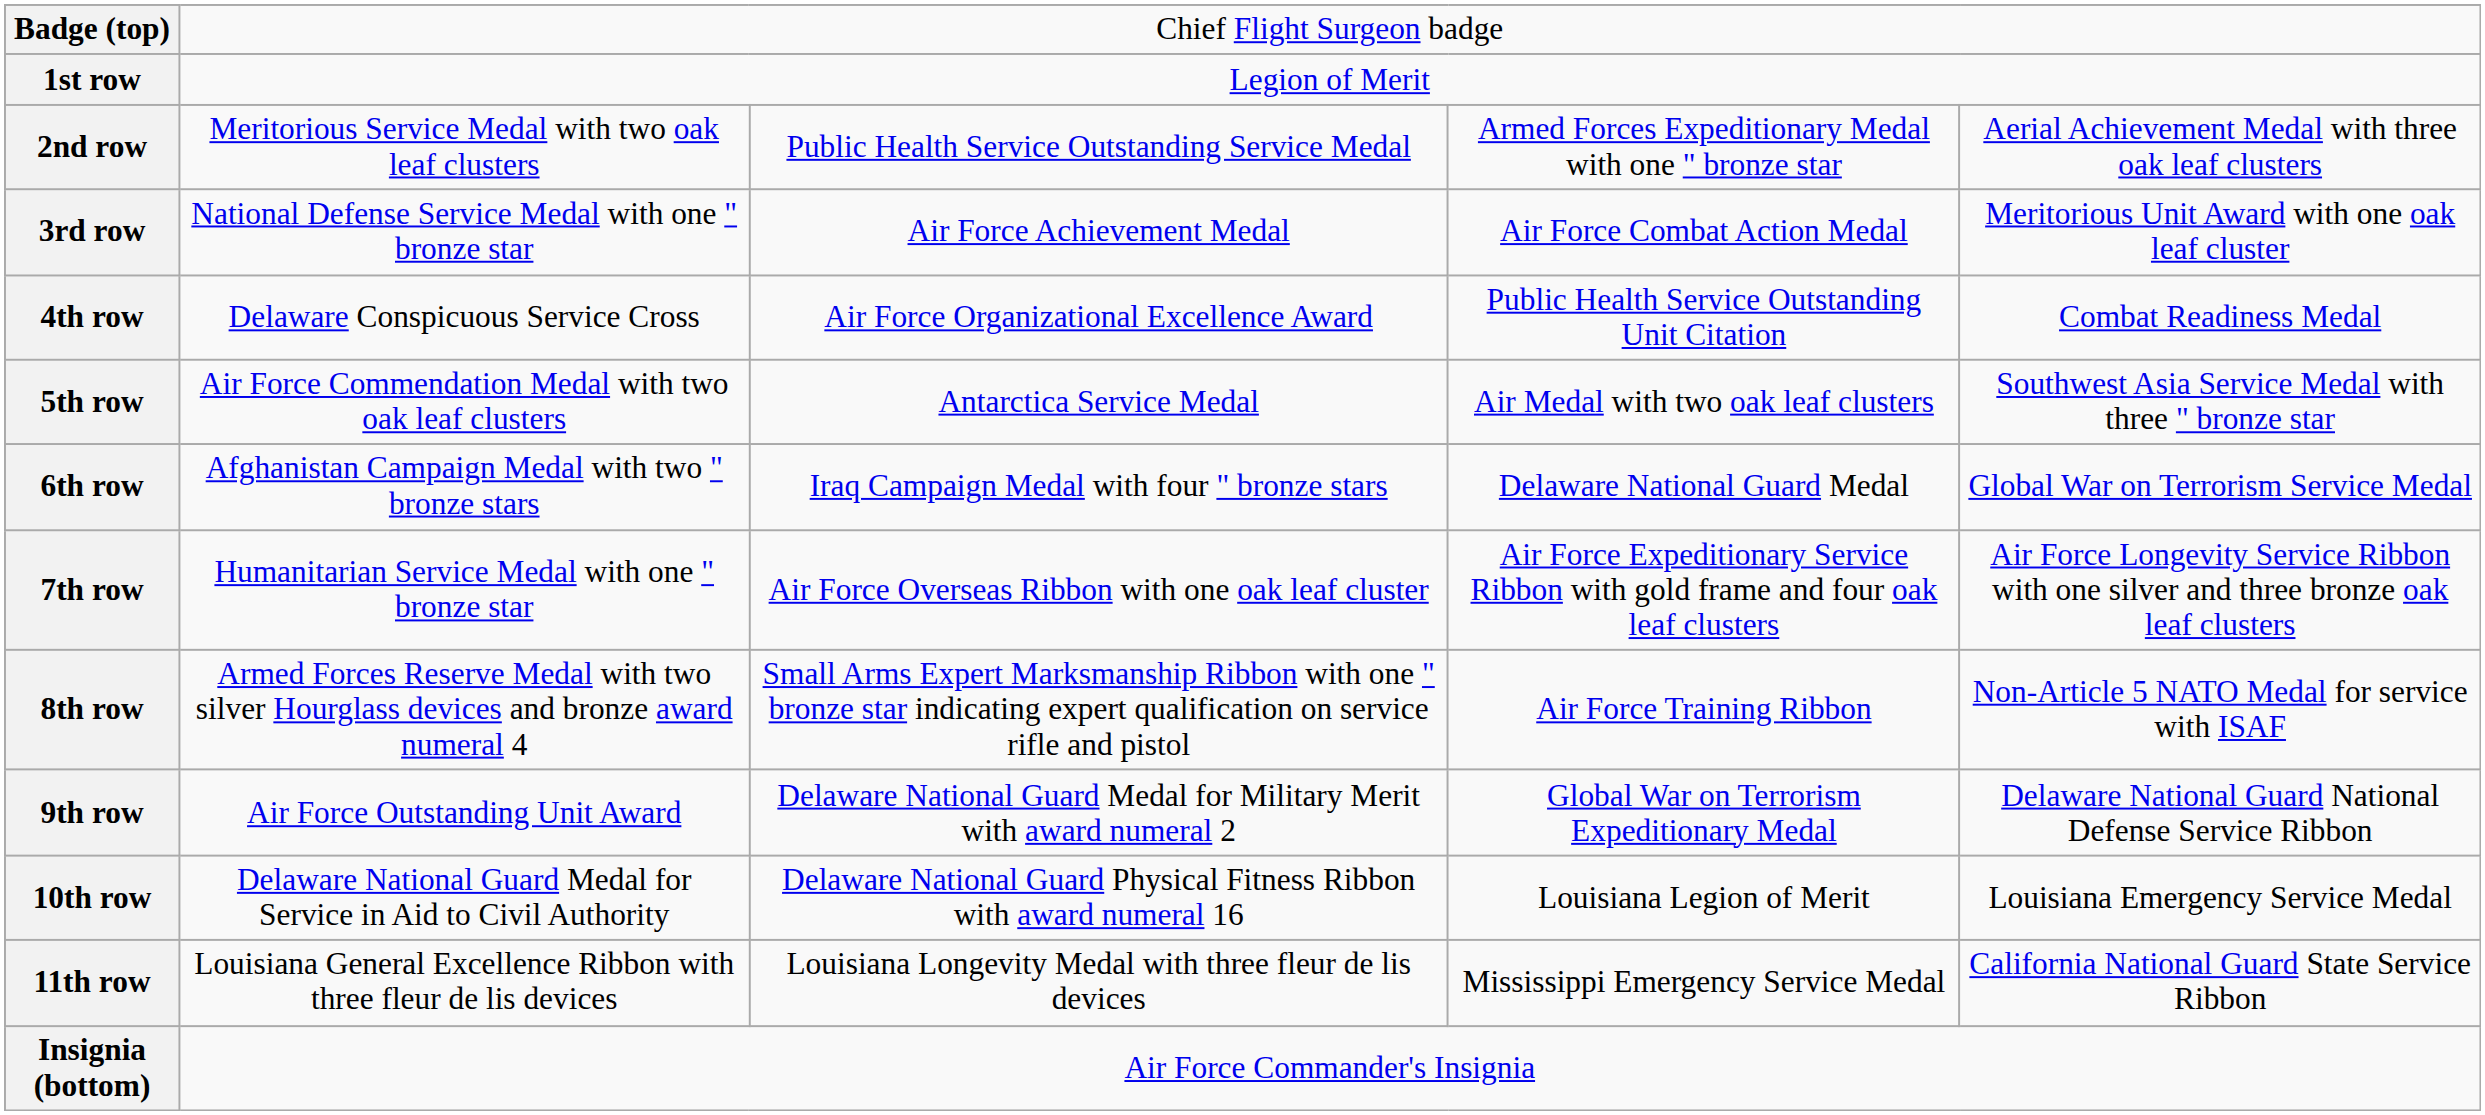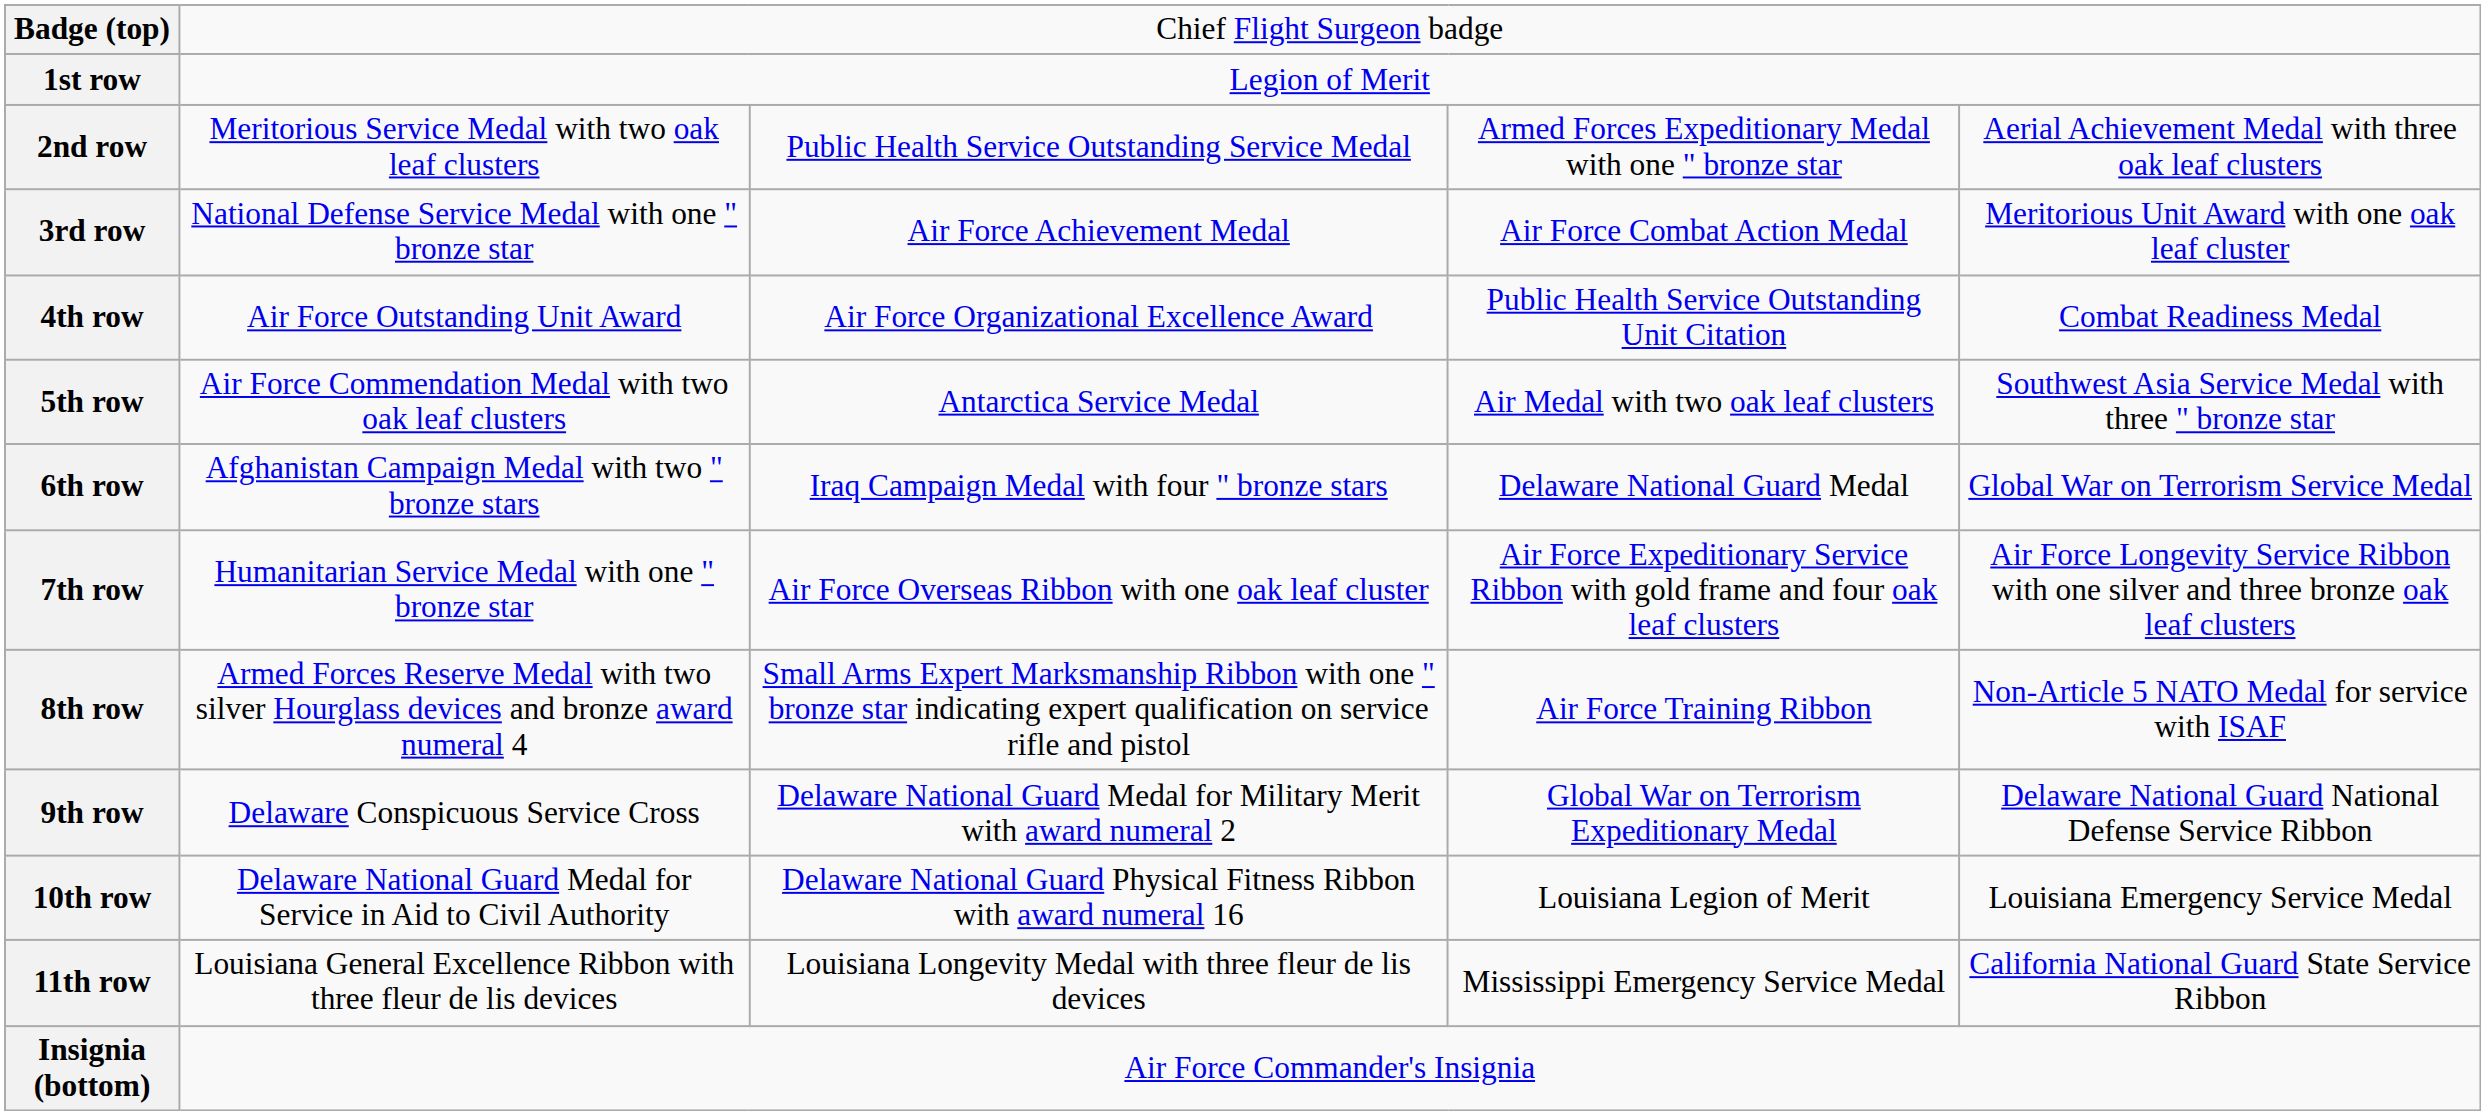(464, 316) Delaware Conspicuous Service Cross -> (464, 316) Air Force Outstanding Unit Award
(464, 812) Air Force Outstanding Unit Award -> (464, 812) Delaware Conspicuous Service Cross
